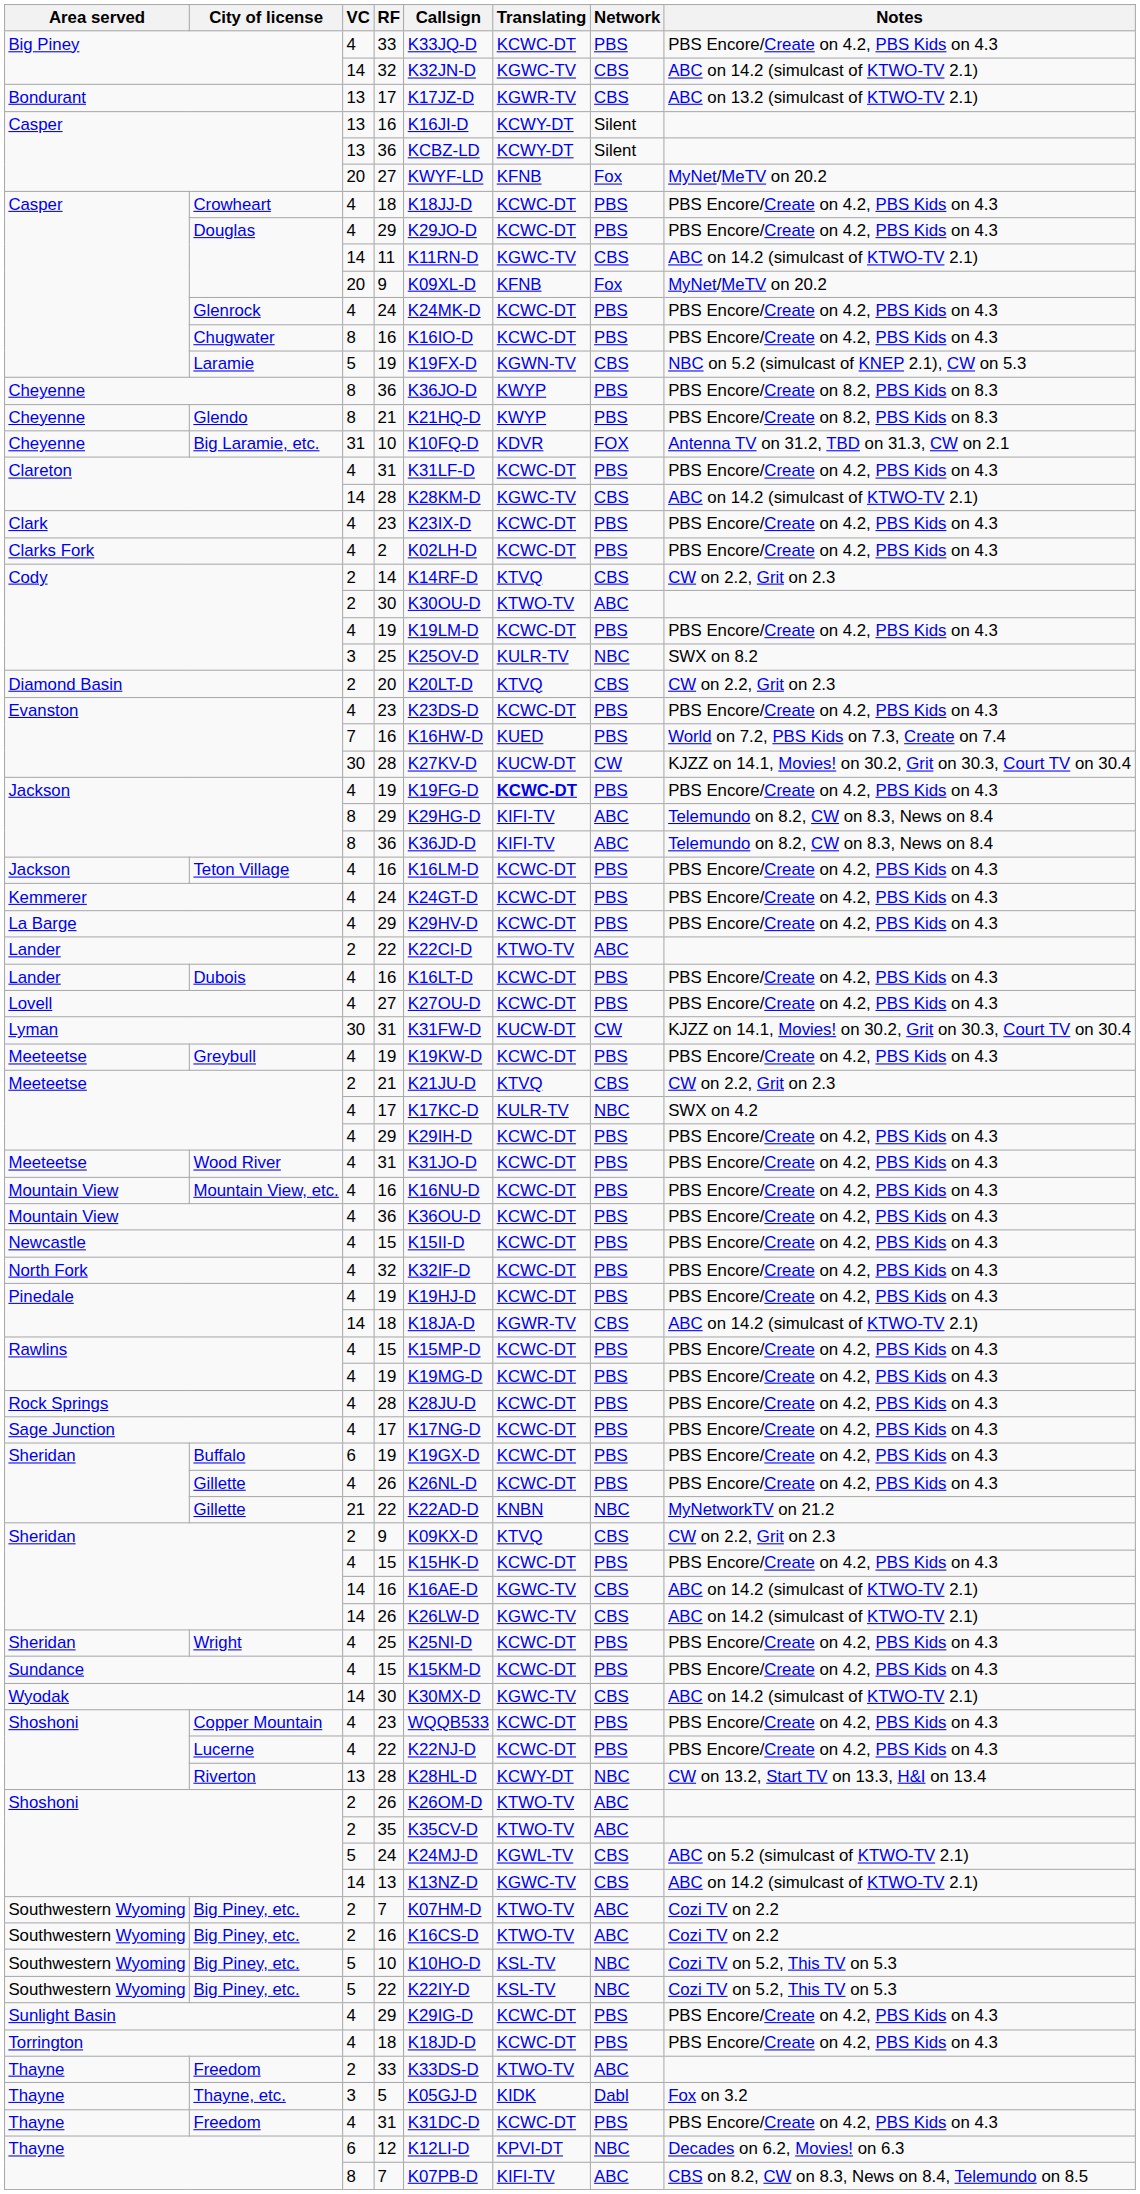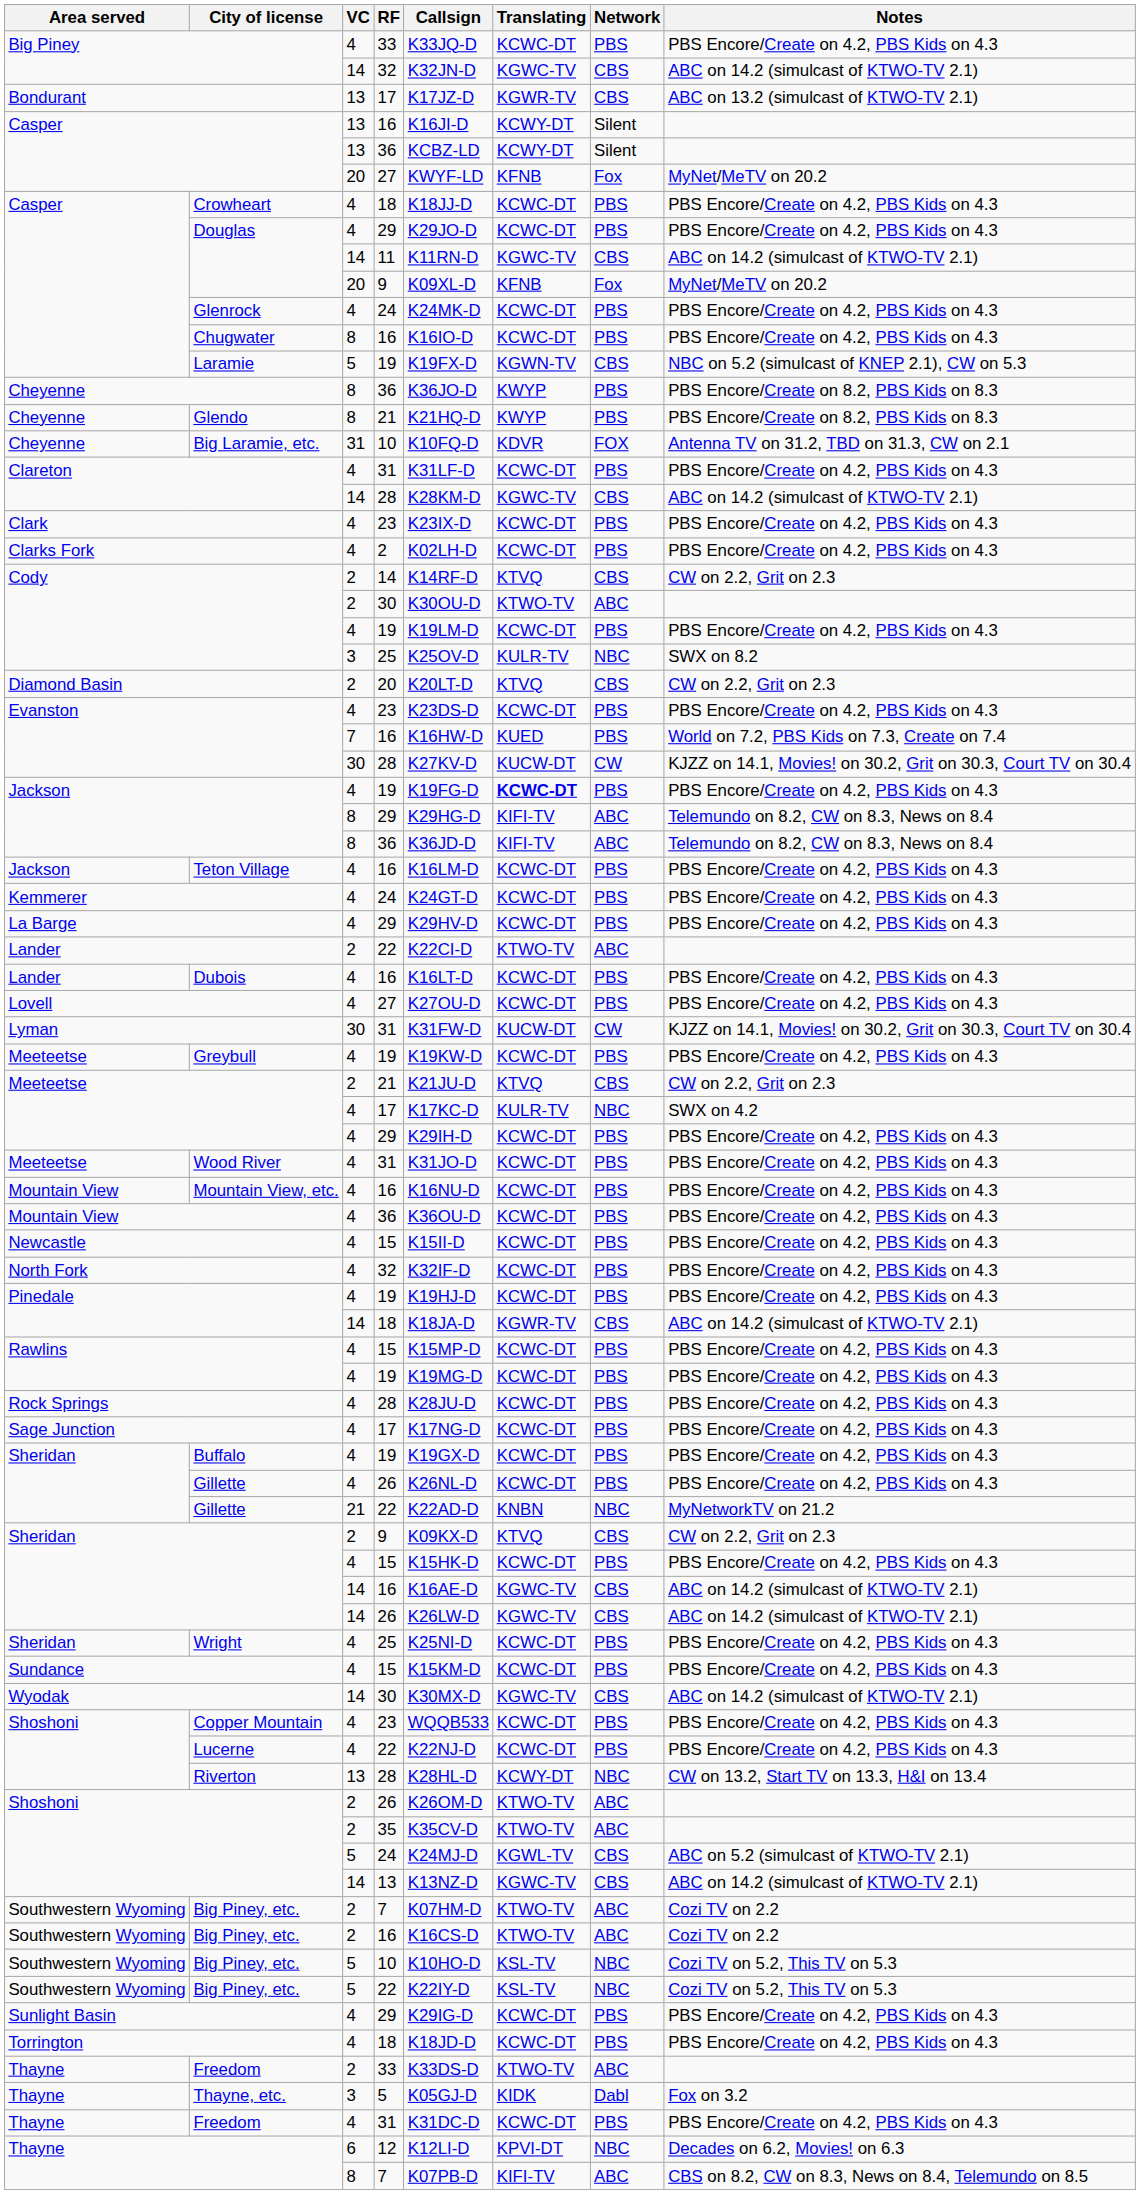(351, 1456) 6 -> (351, 1456) 4
